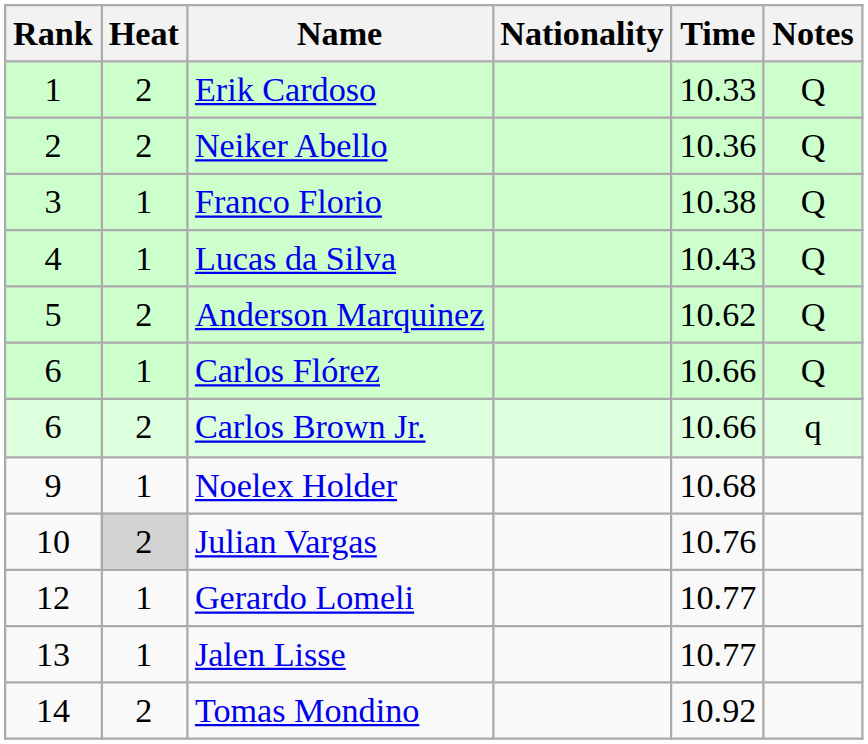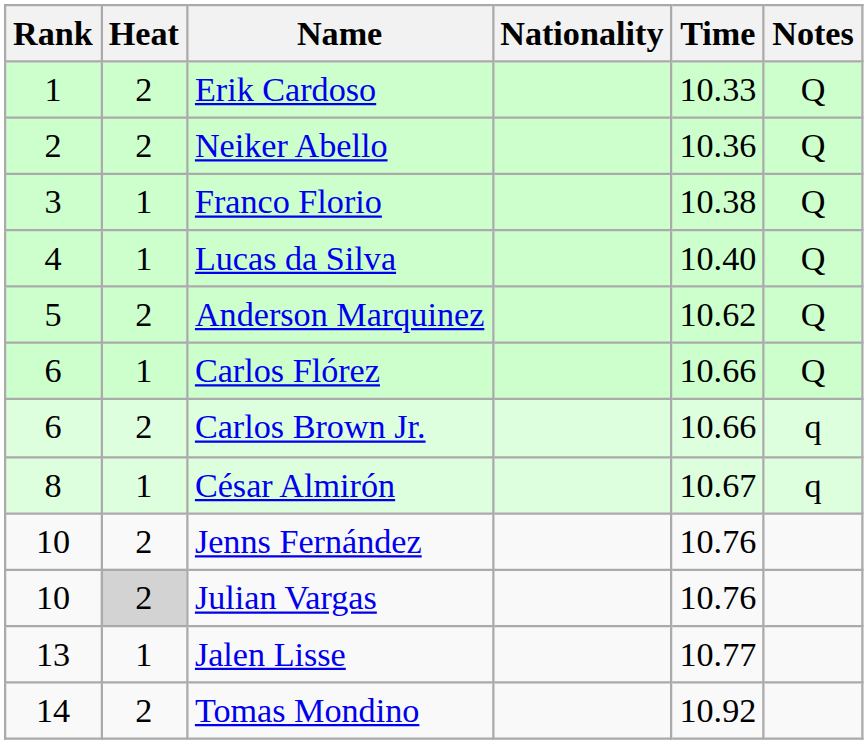(718, 258) 10.43 -> (718, 258) 10.40
+ row: (295, 484)
- row: (296, 484)
+ row: (308, 540)
- row: (304, 596)
